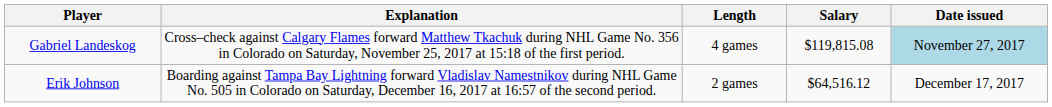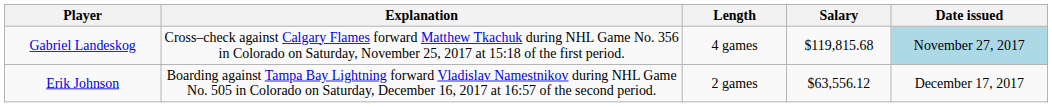(839, 45) $119,815.08 -> (839, 45) $119,815.68
(839, 83) $64,516.12 -> (839, 83) $63,556.12
